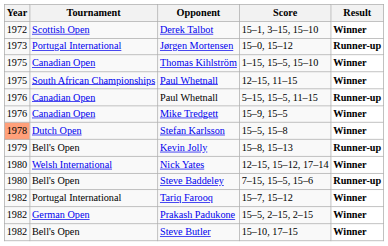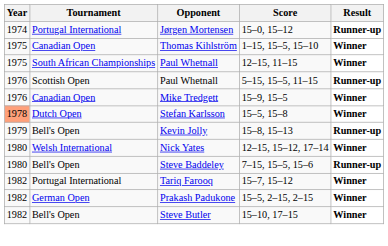- row: (187, 30)
(17, 47) 1973 -> (17, 30) 1974
(64, 97) Canadian Open -> (61, 80) Scottish Open
